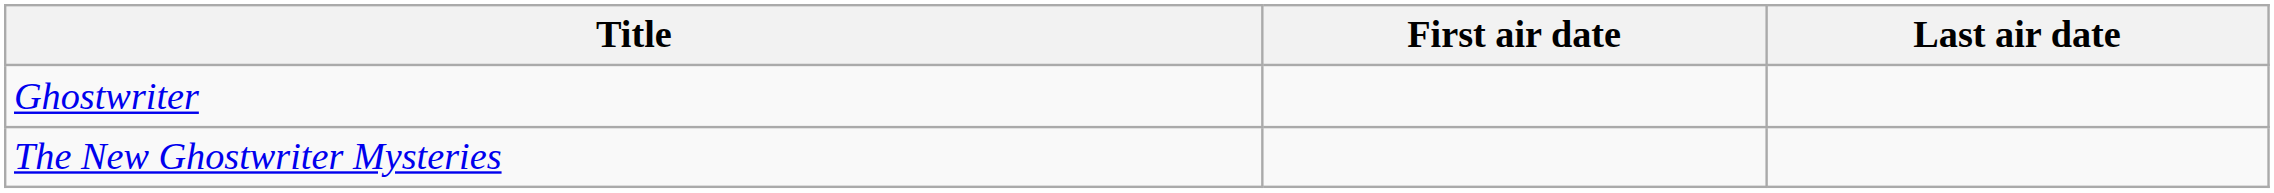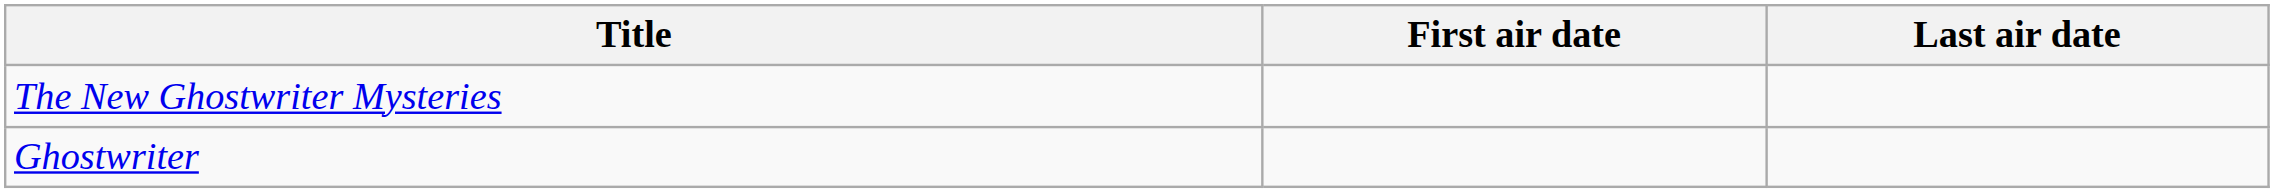rows swapped: (106, 95) <-> (258, 156)
